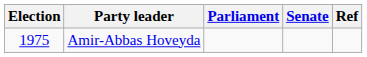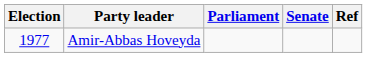(34, 40) 1975 -> (34, 40) 1977
